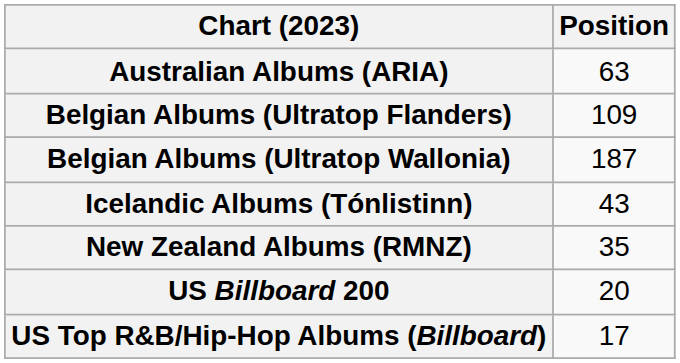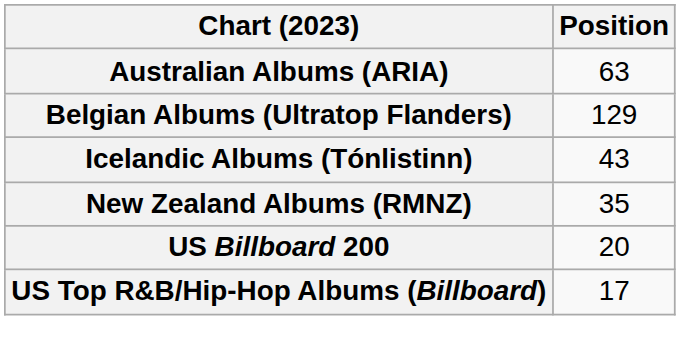(614, 114) 109 -> (614, 114) 129
- row: (279, 159)
